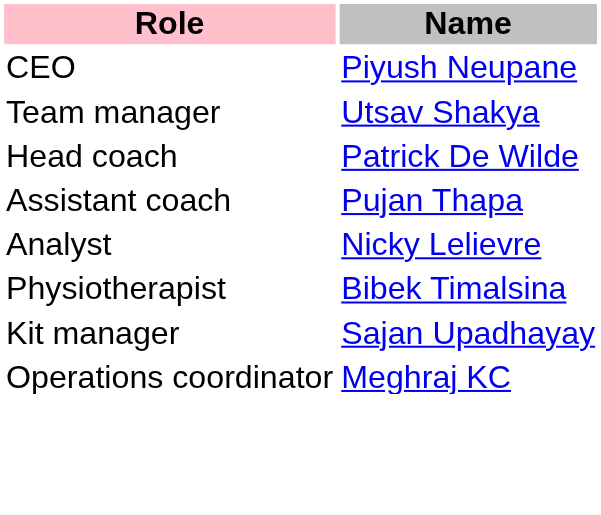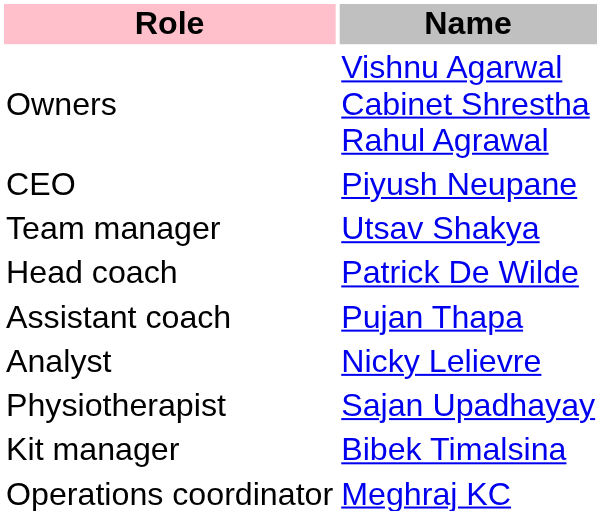+ row: (61, 104)
(454, 288) Bibek Timalsina -> (468, 405) Sajan Upadhayay
(468, 333) Sajan Upadhayay -> (454, 449) Bibek Timalsina
